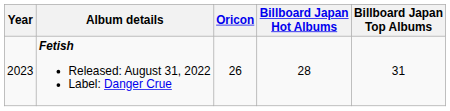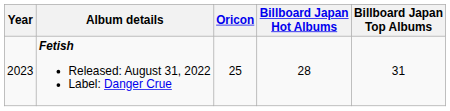(235, 71) 26 -> (235, 71) 25
